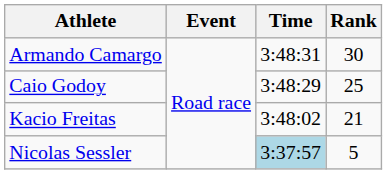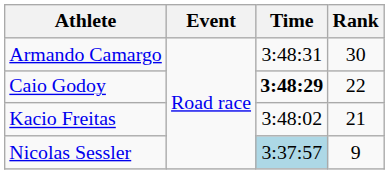(291, 86) normal -> (292, 86) bold
(354, 86) 25 -> (356, 86) 22
(354, 152) 5 -> (356, 152) 9
